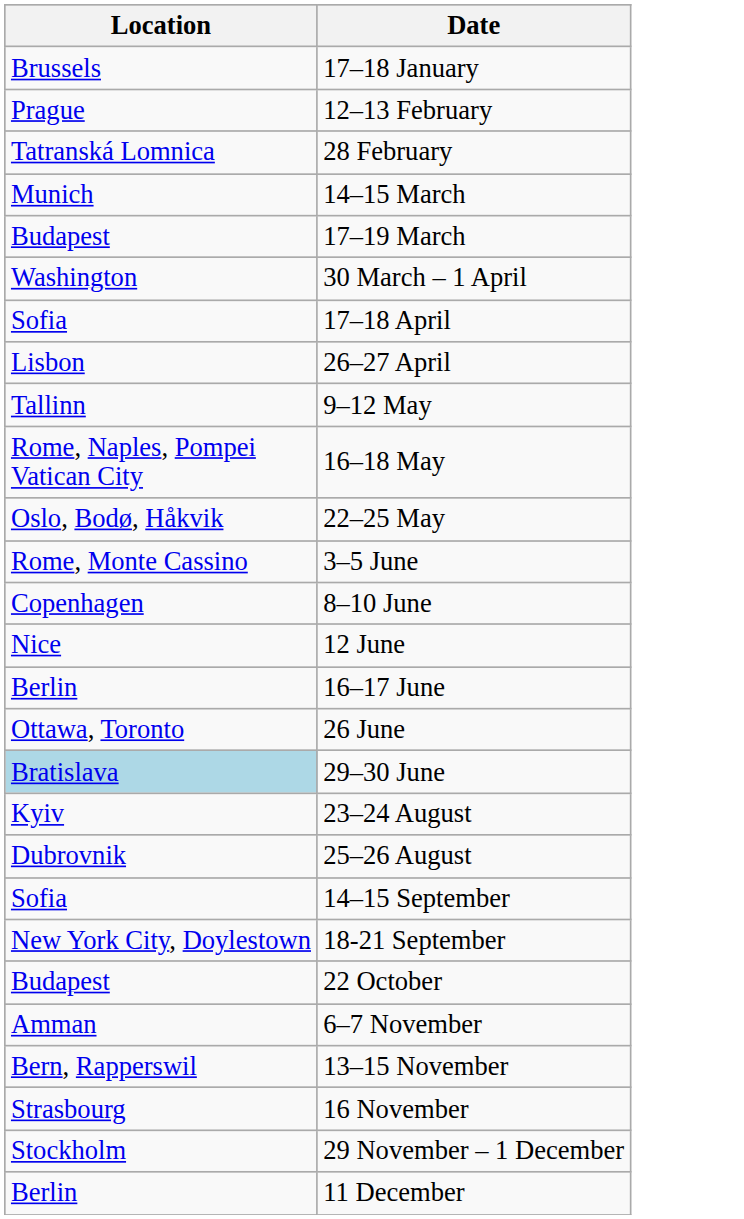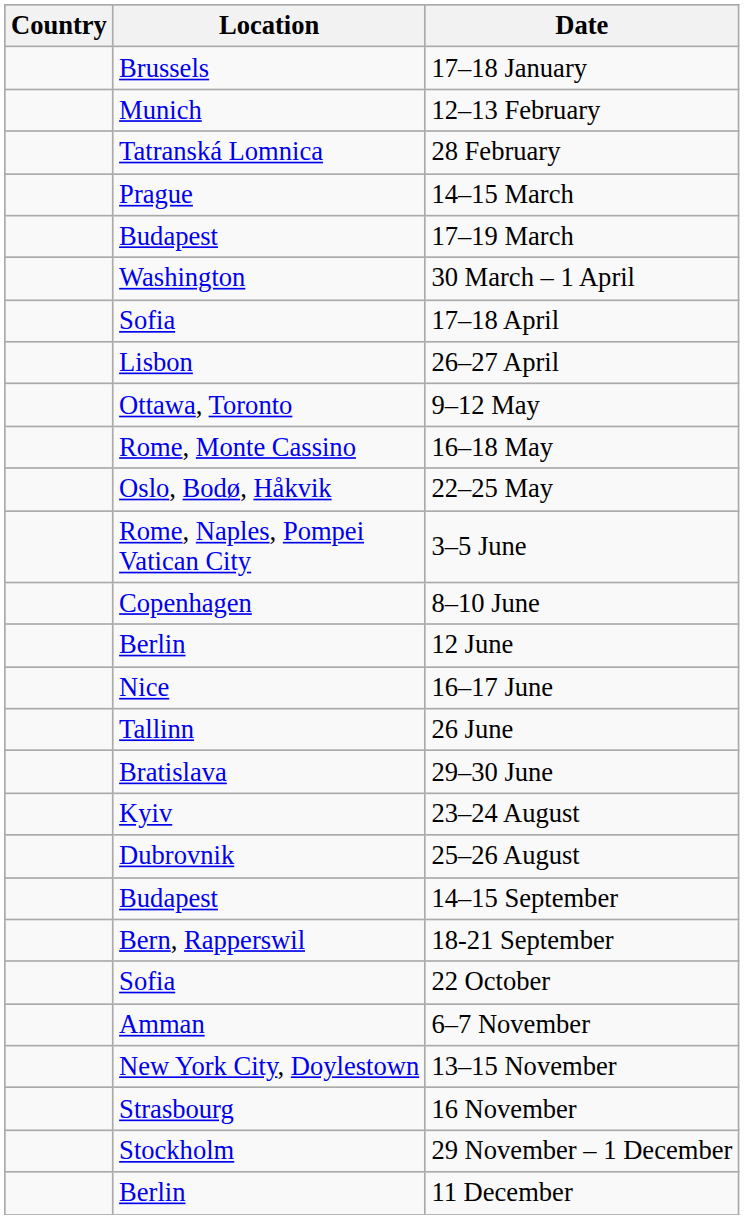+ column: (59, 25)
(48, 109) Prague -> (160, 109) Munich
(52, 194) Munich -> (156, 194) Prague
(48, 404) Tallinn -> (206, 404) Ottawa, Toronto
(133, 461) Rome, Naples, Pompei Vatican City -> (238, 446) Rome, Monte Cassino
(129, 560) Rome, Monte Cassino -> (242, 545) Rome, Naples, Pompei Vatican City
(36, 645) Nice -> (152, 645) Berlin
(44, 687) Berlin -> (144, 687) Nice
(98, 729) Ottawa, Toronto -> (157, 729) Tallinn
(65, 771) lightblue background -> (173, 771) no background
(39, 897) Sofia -> (169, 897) Budapest
(161, 940) New York City, Doylestown -> (212, 940) Bern, Rapperswil
(60, 982) Budapest -> (147, 982) Sofia
(104, 1066) Bern, Rapperswil -> (269, 1066) New York City, Doylestown
